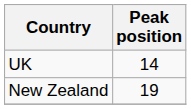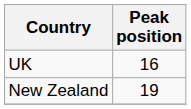(149, 63) 14 -> (149, 63) 16
